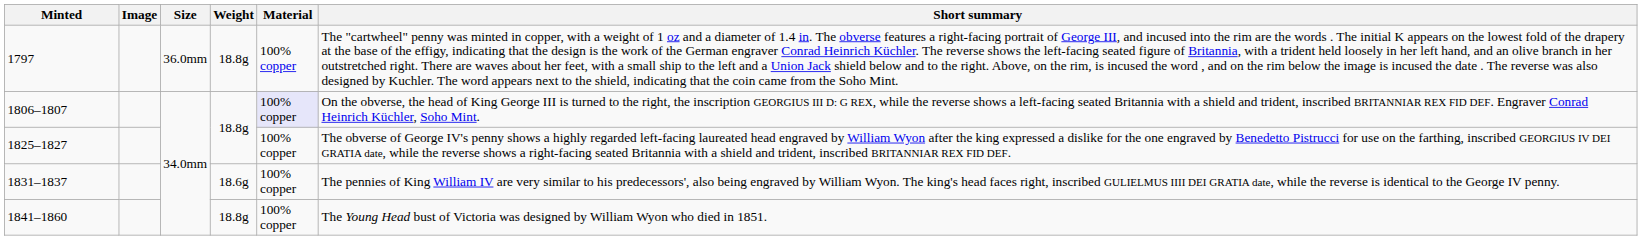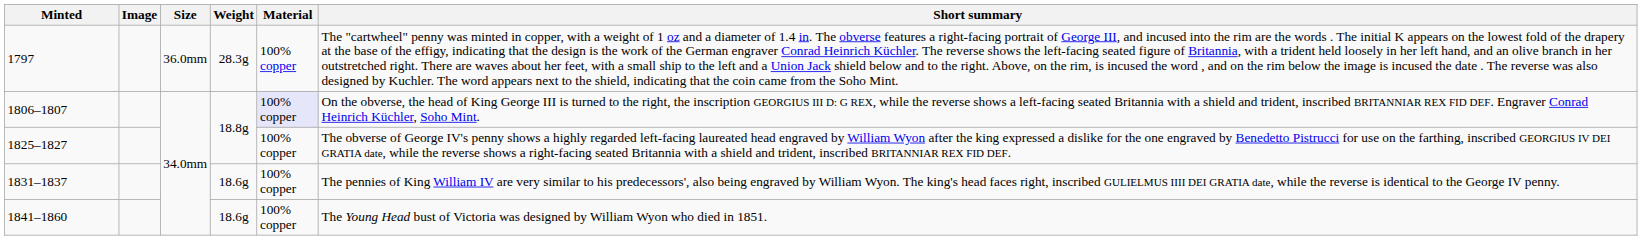(234, 58) 18.8g -> (234, 58) 28.3g
(234, 217) 18.8g -> (234, 217) 18.6g
